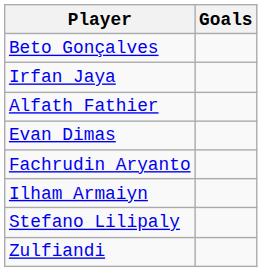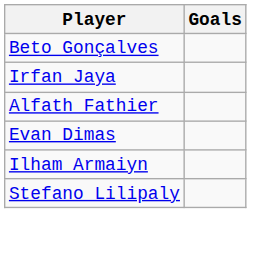- row: (100, 164)
- row: (57, 251)
